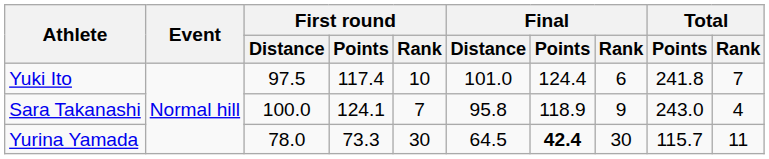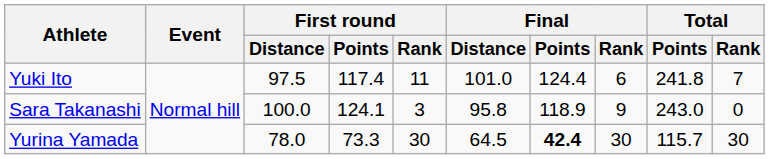(420, 79) 10 -> (420, 79) 11
(420, 109) 7 -> (420, 109) 3
(738, 109) 4 -> (738, 109) 0
(738, 140) 11 -> (738, 140) 30
